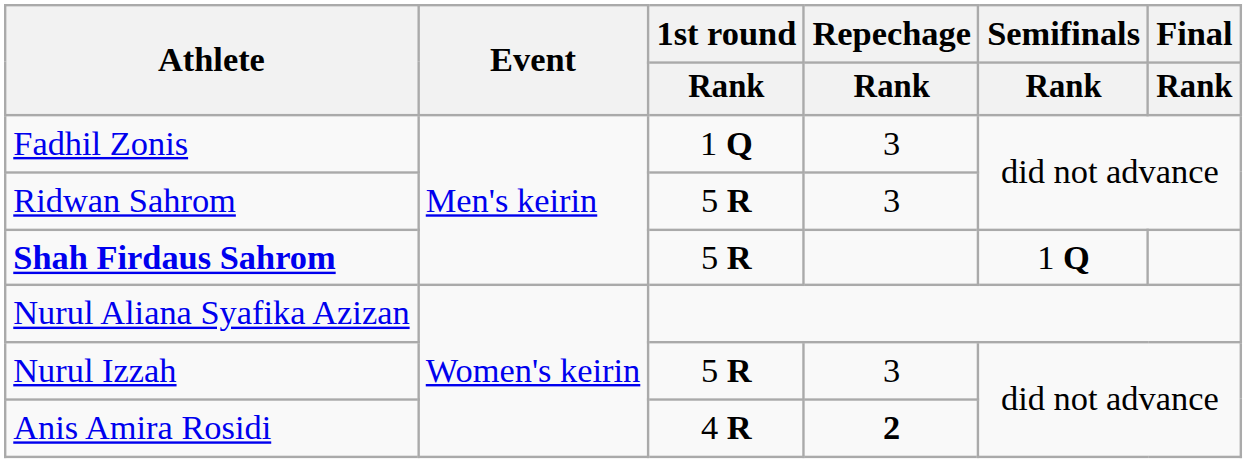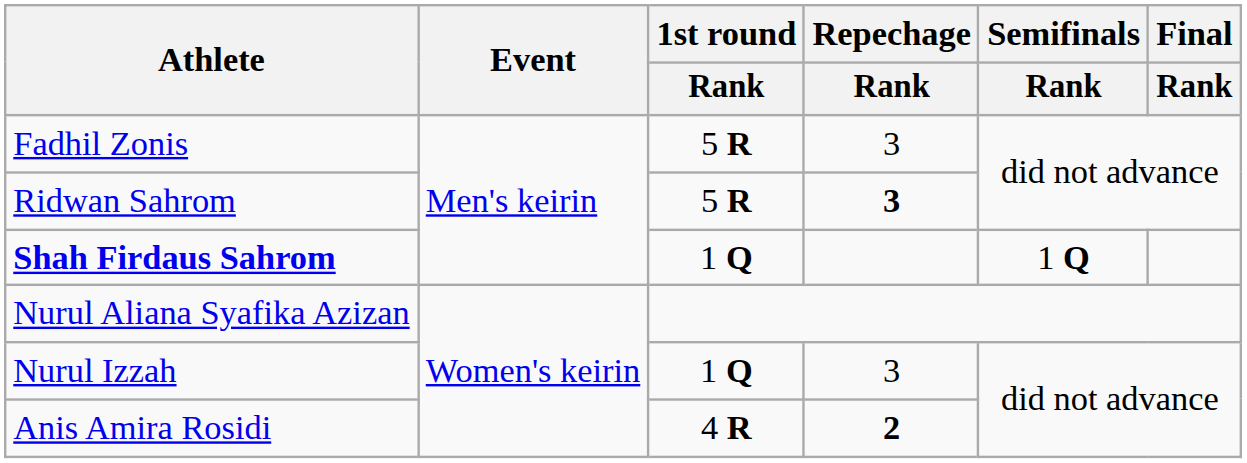(726, 143) 1 Q -> (726, 143) 5 R
(892, 200) normal -> (892, 200) bold
(726, 257) 5 R -> (726, 257) 1 Q
(726, 370) 5 R -> (726, 370) 1 Q
